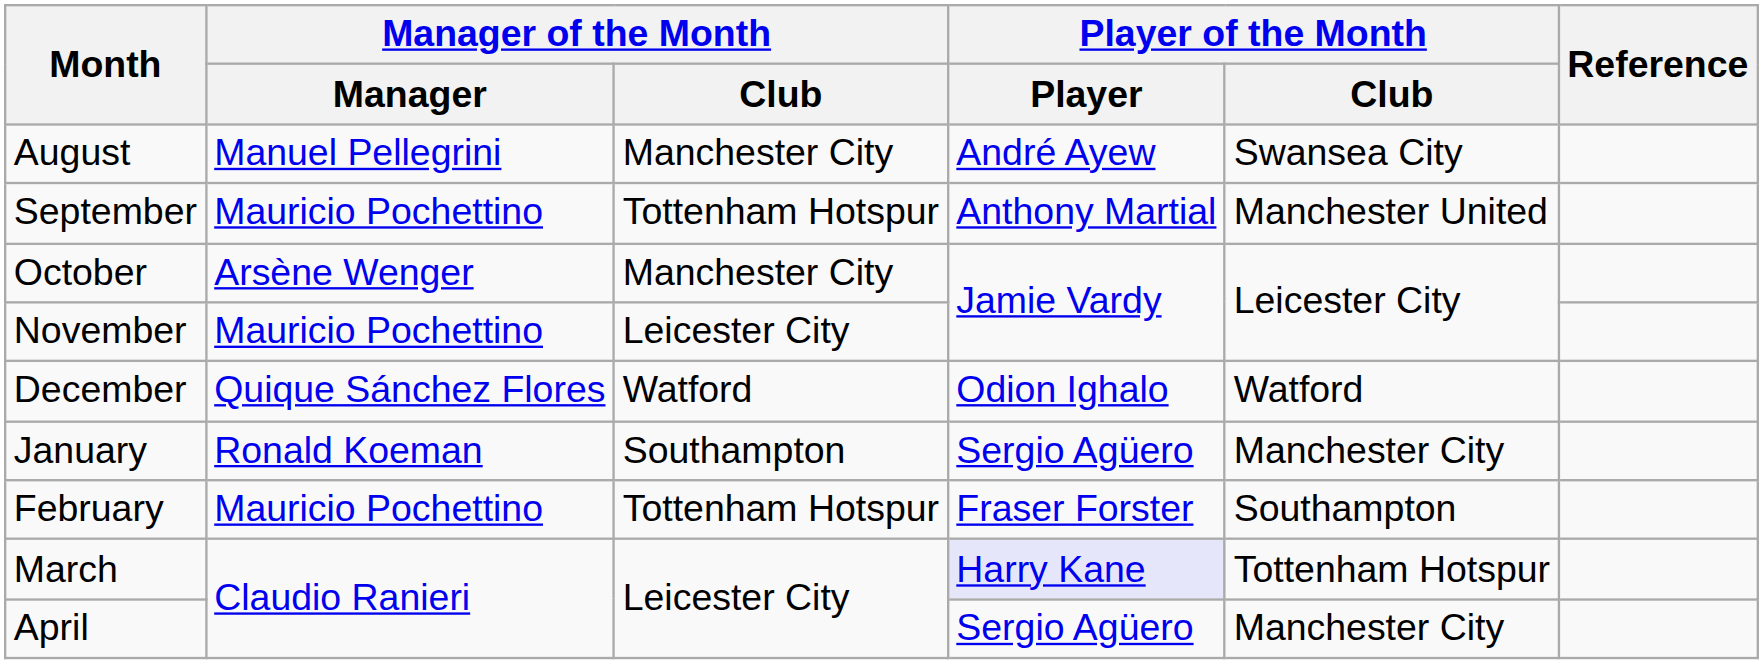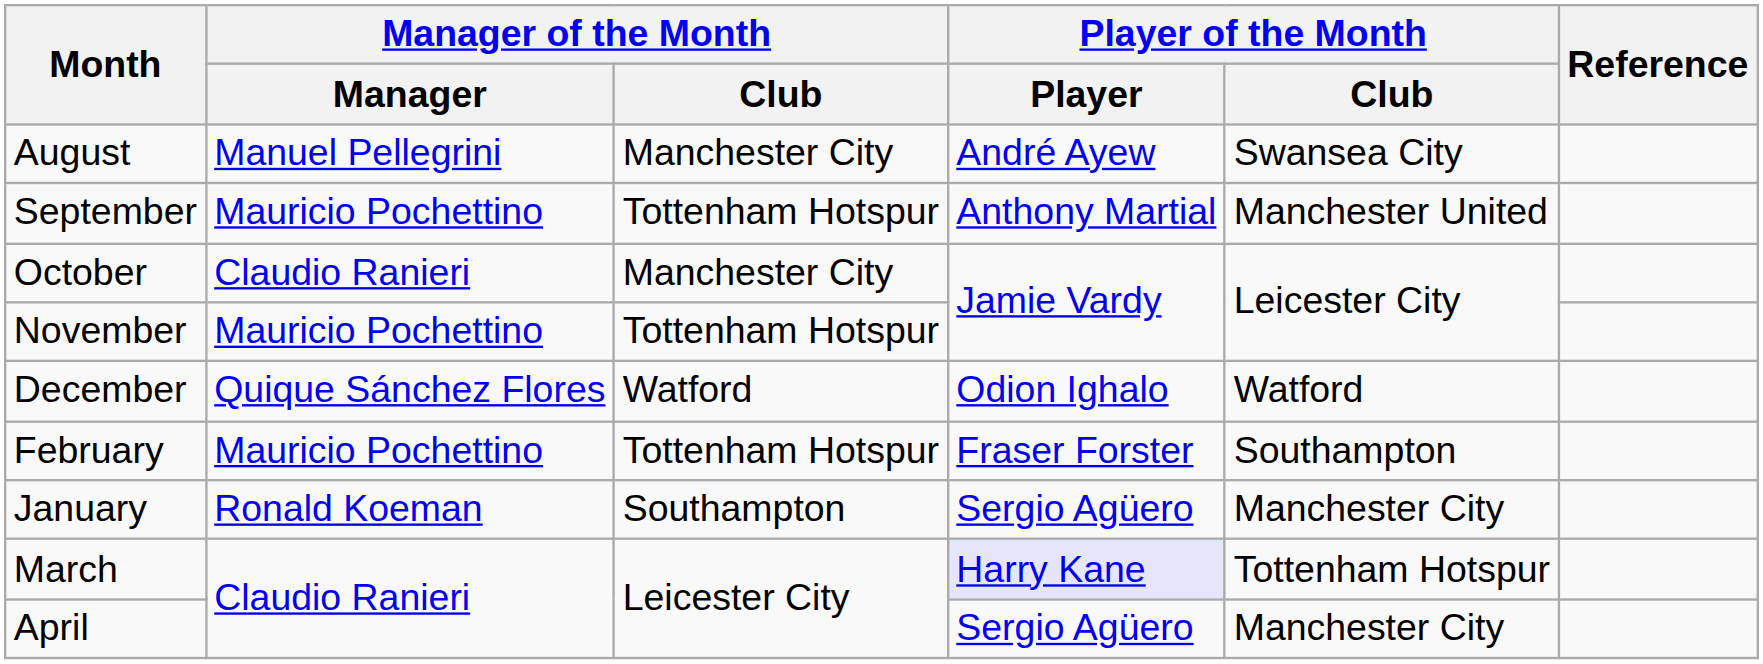(344, 271) Arsène Wenger -> (342, 271) Claudio Ranieri
(736, 331) Leicester City -> (781, 331) Tottenham Hotspur
rows swapped: (80, 449) <-> (89, 509)
